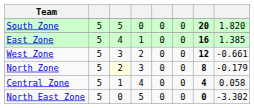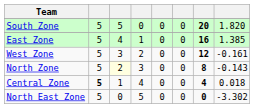(232, 54) -0.661 -> (232, 54) -0.161
(232, 68) -0.179 -> (232, 68) -0.143
(99, 82) normal -> (99, 82) bold
(232, 82) 0.058 -> (232, 82) 0.018
